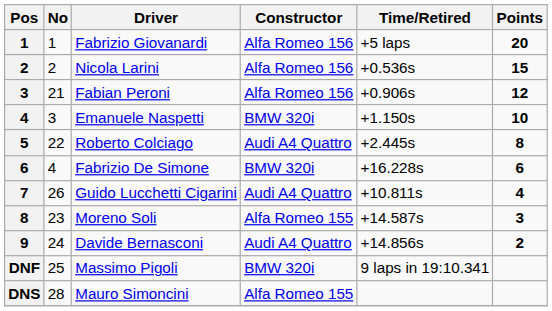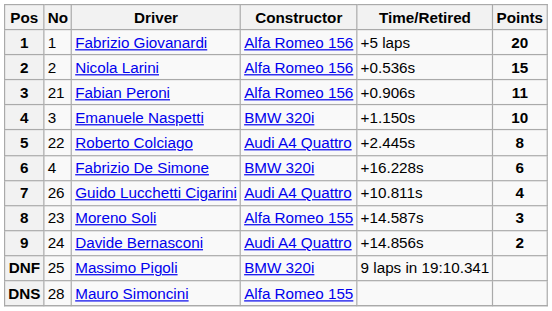(520, 92) 12 -> (520, 92) 11
